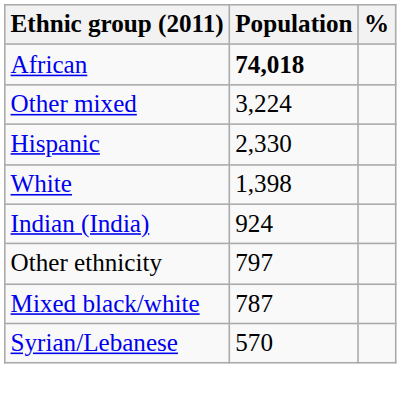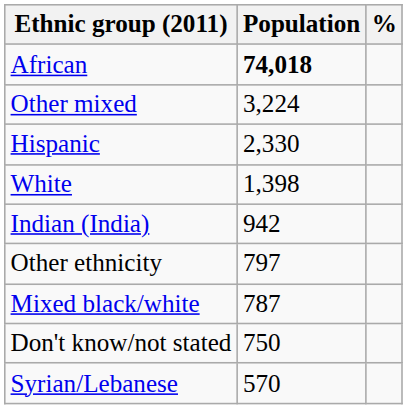(254, 223) 924 -> (262, 223) 942
+ row: (121, 343)
